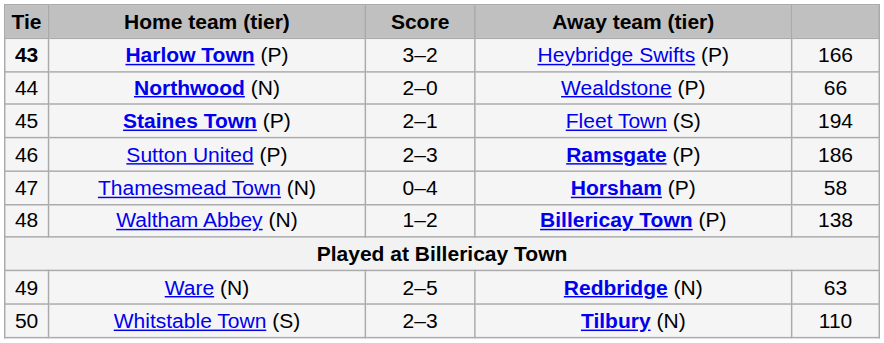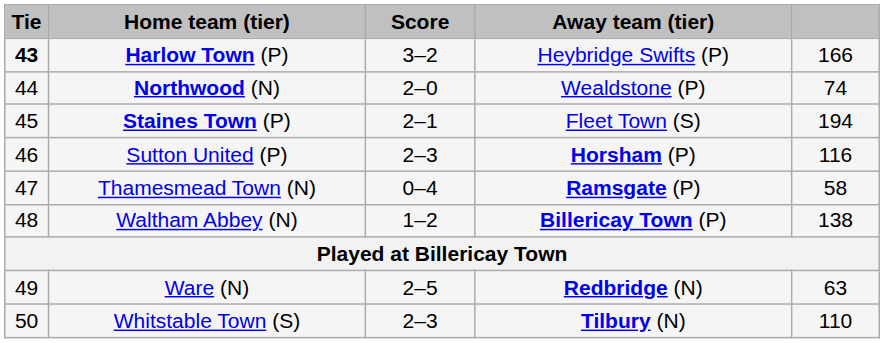(836, 88) 66 -> (836, 88) 74
(633, 155) Ramsgate (P) -> (633, 155) Horsham (P)
(836, 155) 186 -> (836, 155) 116
(633, 188) Horsham (P) -> (633, 188) Ramsgate (P)
